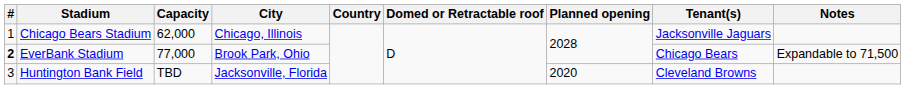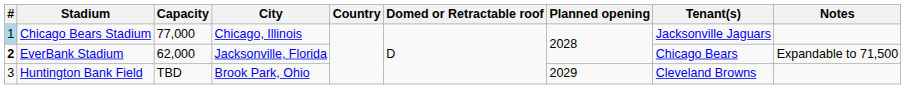(11, 34) no background -> (11, 34) lightblue background
(176, 34) 62,000 -> (176, 34) 77,000
(176, 53) 77,000 -> (176, 53) 62,000
(262, 53) Brook Park, Ohio -> (271, 53) Jacksonville, Florida
(271, 73) Jacksonville, Florida -> (262, 73) Brook Park, Ohio
(563, 73) 2020 -> (563, 73) 2029
